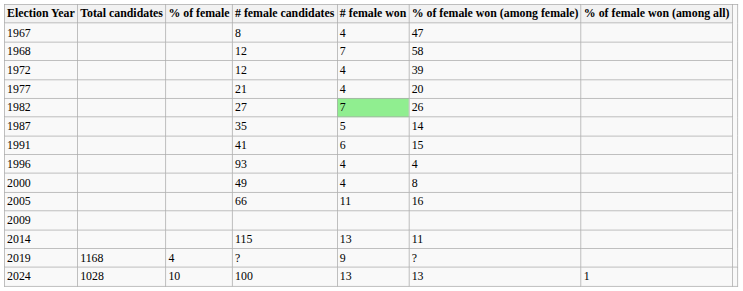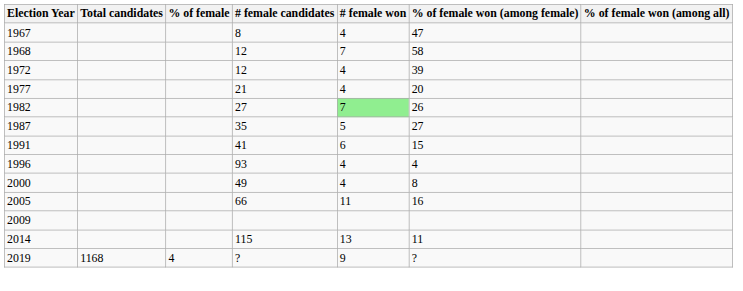(418, 126) 14 -> (418, 126) 27
- row: (19, 276)
